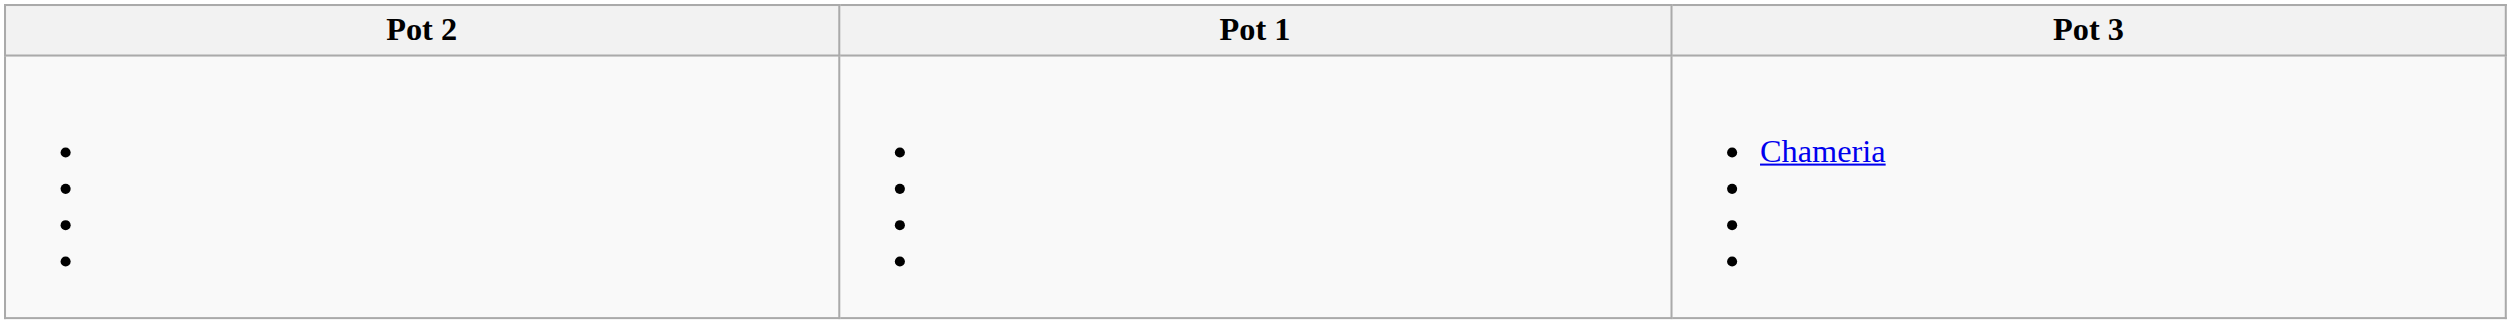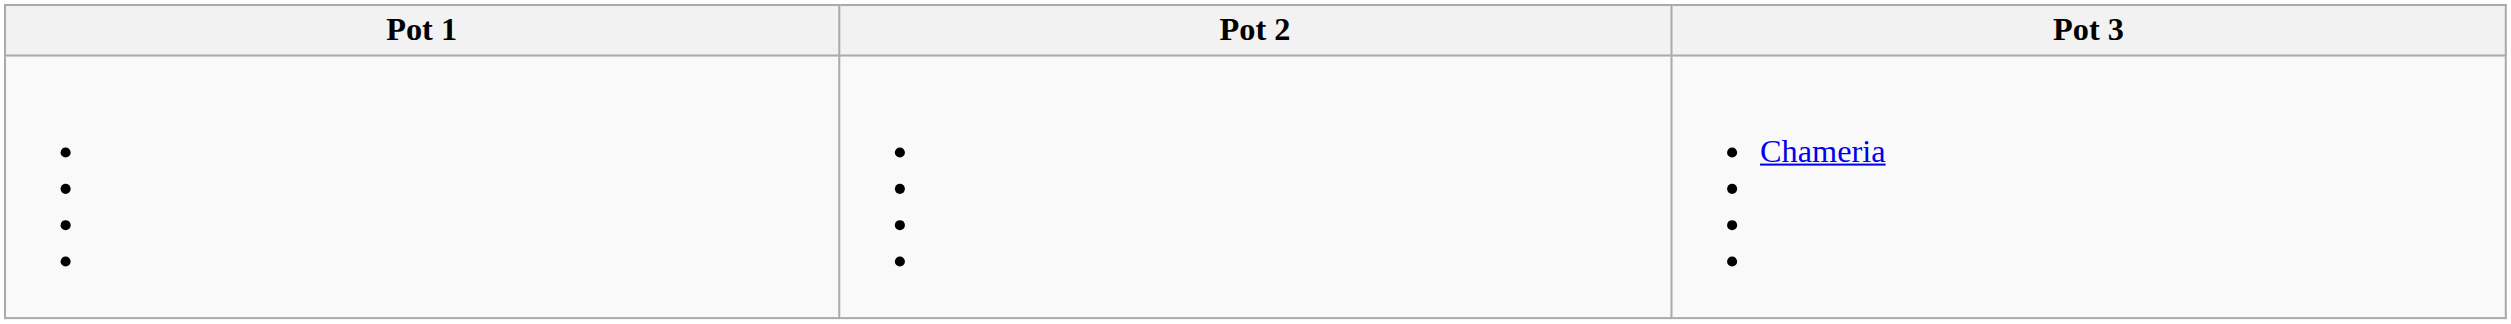columns swapped: (1255, 30) <-> (422, 30)
